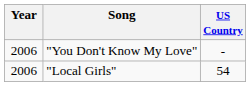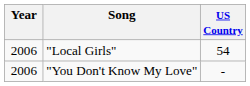rows swapped: (81, 71) <-> (122, 50)
